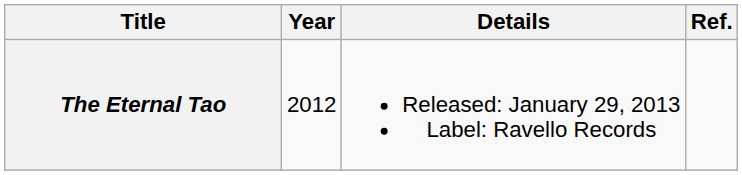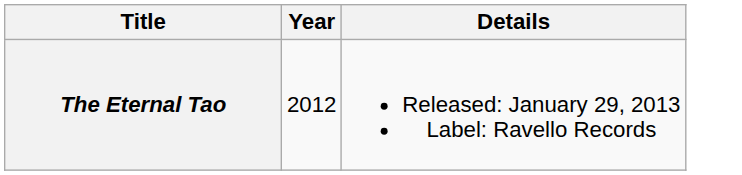- column: (712, 22)
